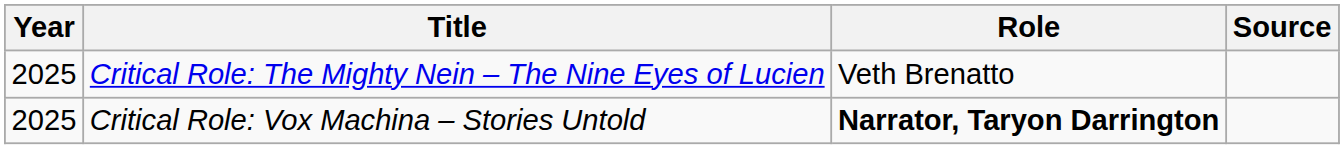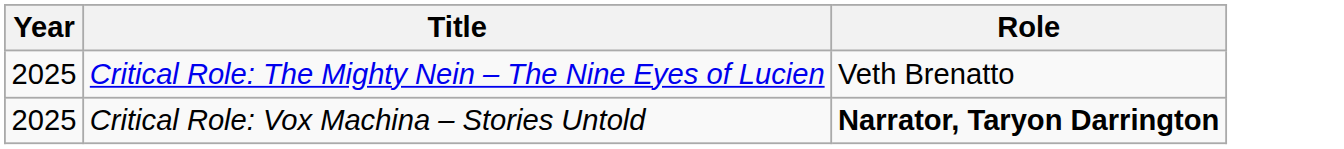- column: (1282, 27)
